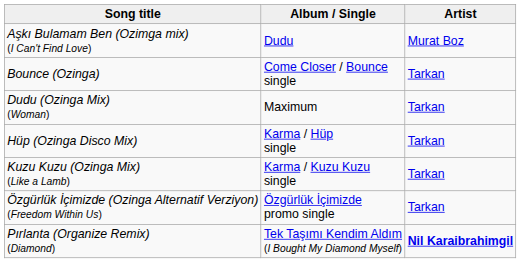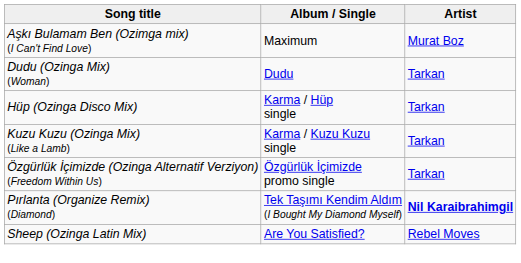(279, 40) Dudu -> (291, 40) Maximum
- row: (53, 74)
(291, 107) Maximum -> (279, 74) Dudu
+ row: (77, 234)
